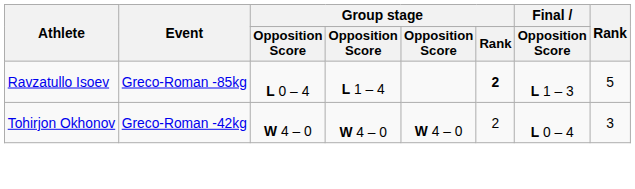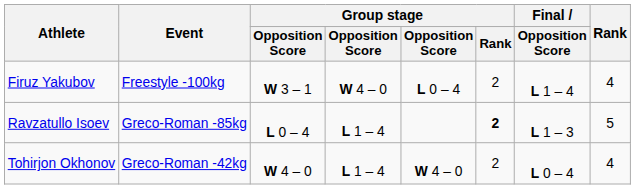+ row: (51, 82)
(363, 132) W 4 – 0 -> (363, 172) L 1 – 4
(610, 123) 3 -> (610, 164) 4
